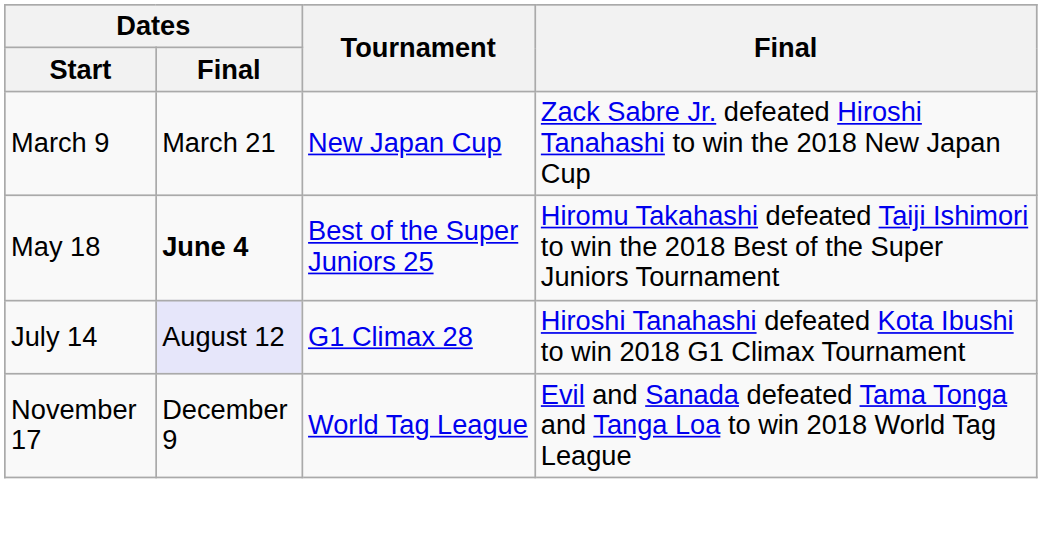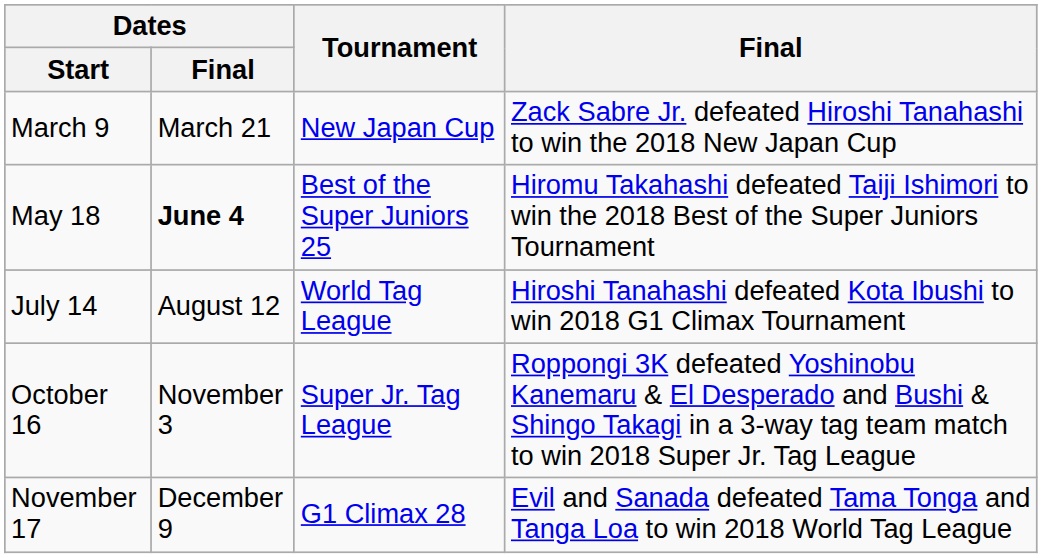(223, 336) lavender background -> (219, 305) no background
(390, 336) G1 Climax 28 -> (362, 305) World Tag League
+ row: (60, 410)
(418, 425) World Tag League -> (383, 514) G1 Climax 28
